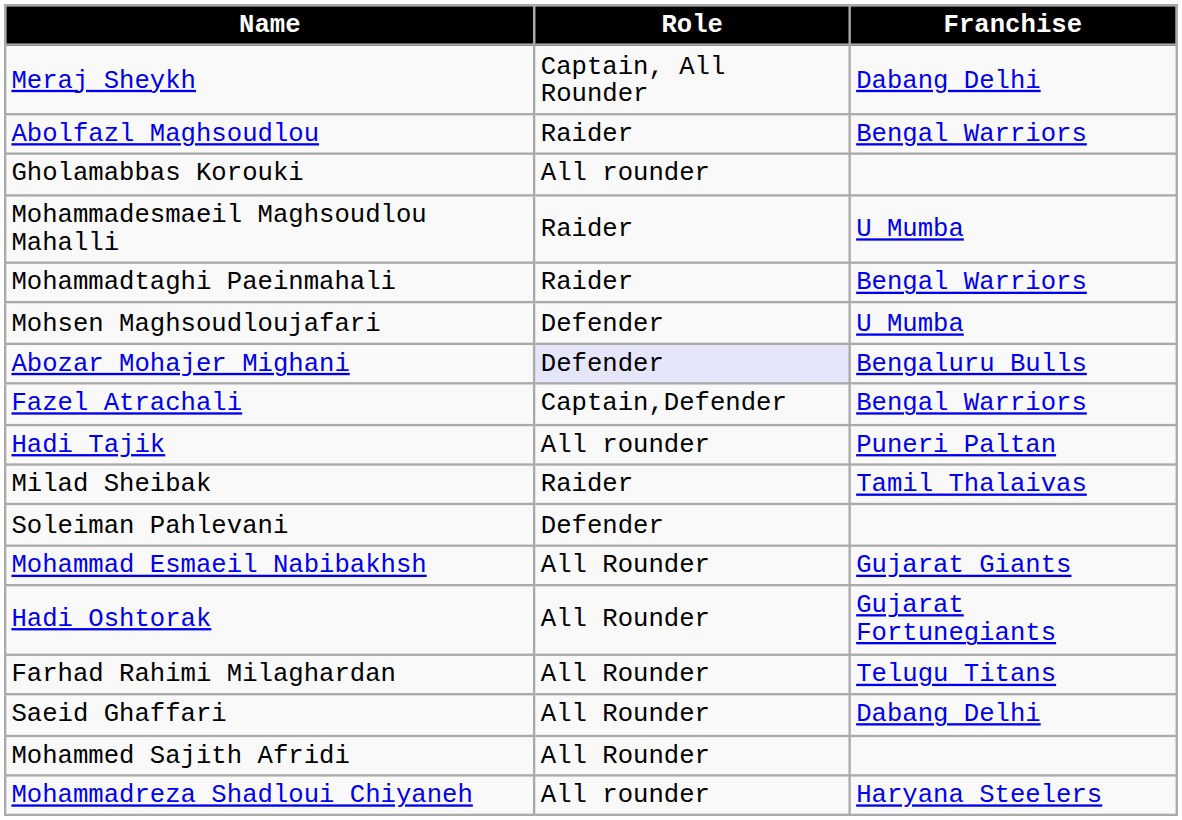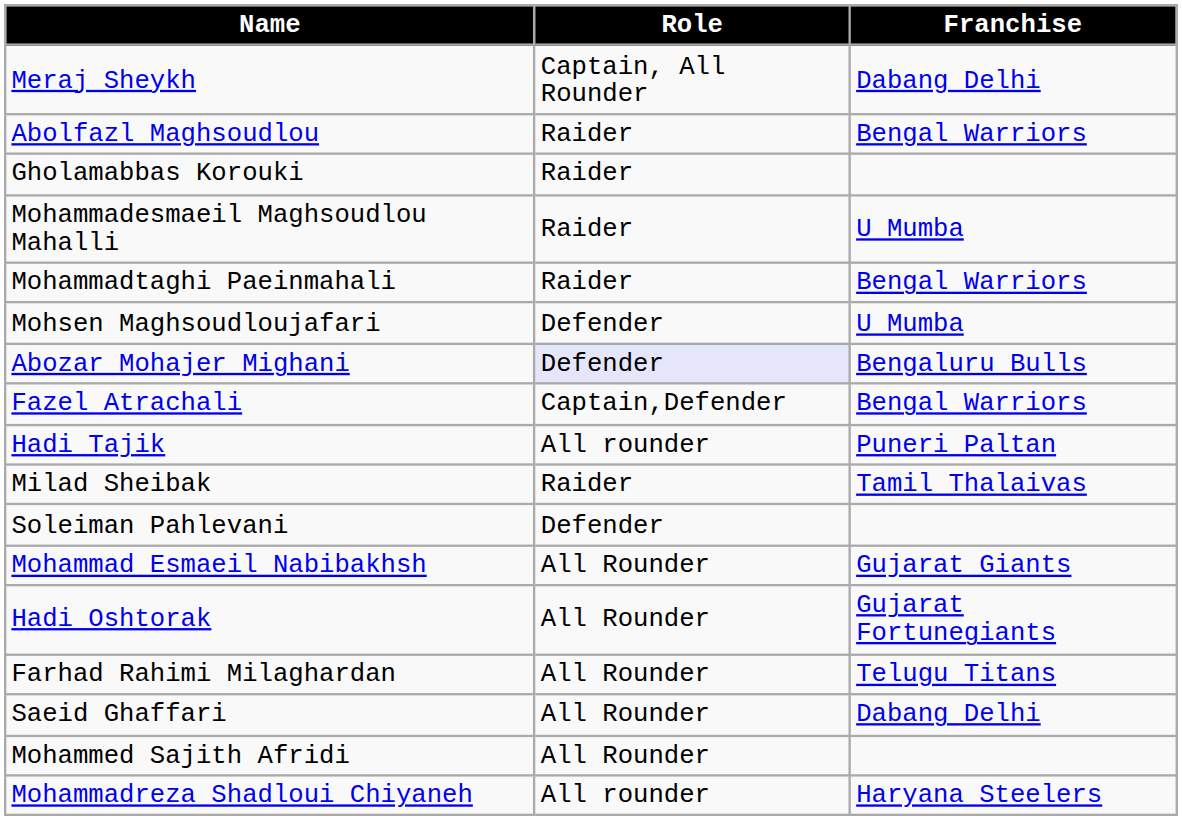(625, 174) All rounder -> (587, 174) Raider
